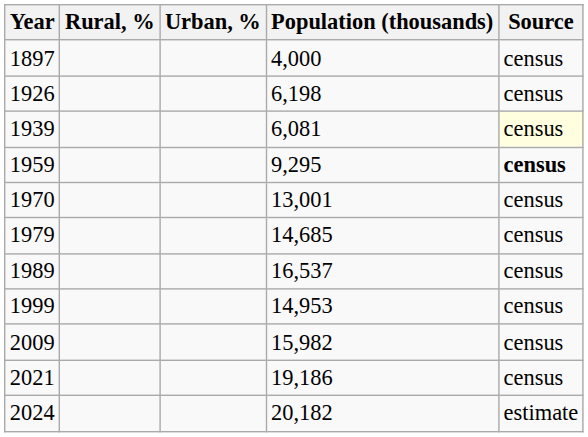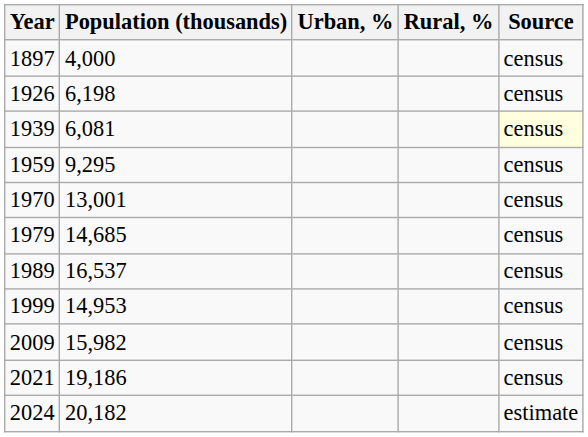columns swapped: (382, 22) <-> (110, 22)
(535, 164) bold -> (533, 164) normal
